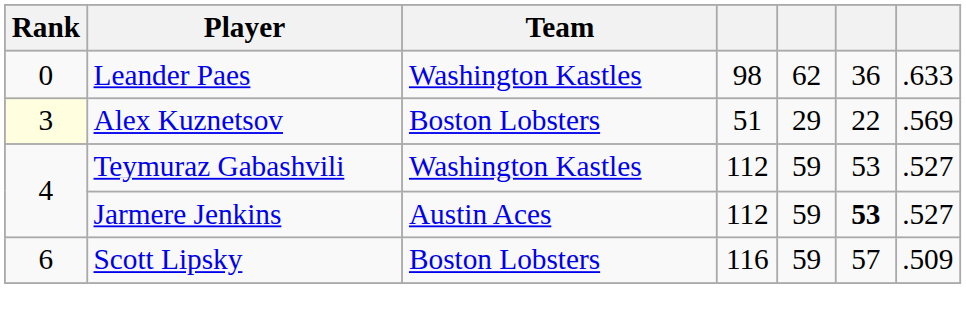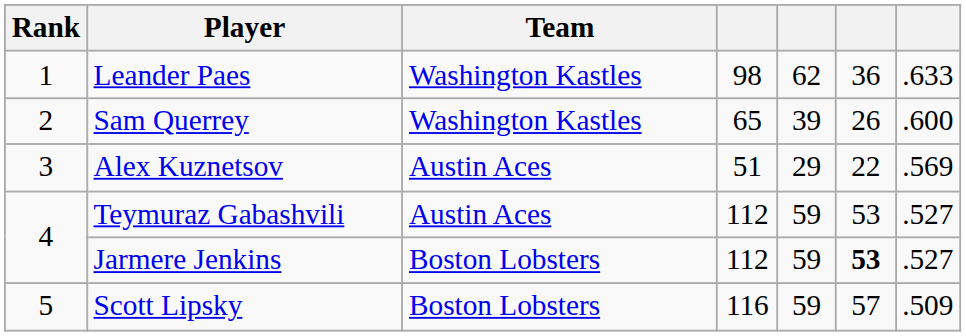(46, 74) 0 -> (46, 74) 1
+ row: (171, 120)
(46, 120) lightyellow background -> (46, 167) no background
(505, 120) Boston Lobsters -> (480, 167) Austin Aces
(525, 167) Washington Kastles -> (480, 213) Austin Aces
(480, 213) Austin Aces -> (505, 259) Boston Lobsters
(46, 259) 6 -> (46, 306) 5
